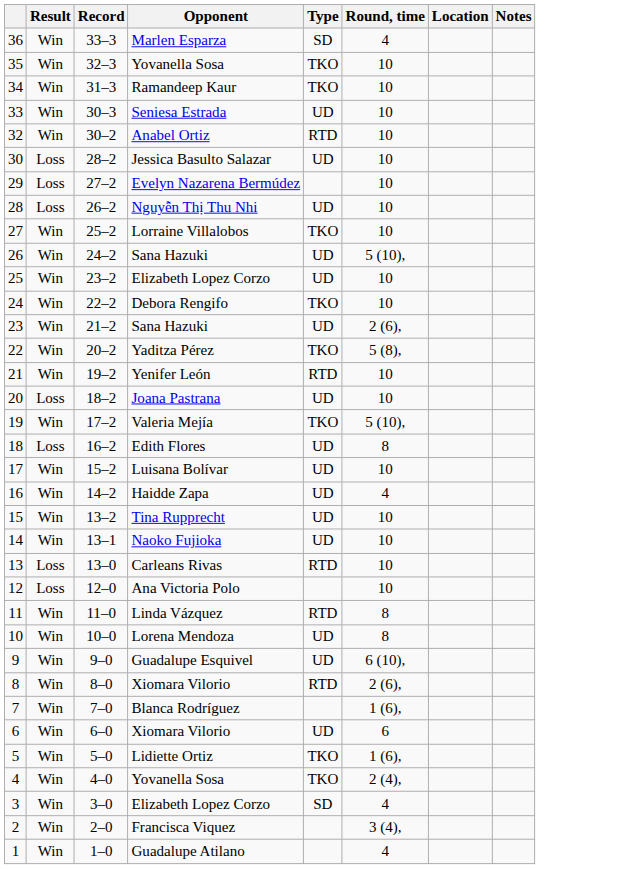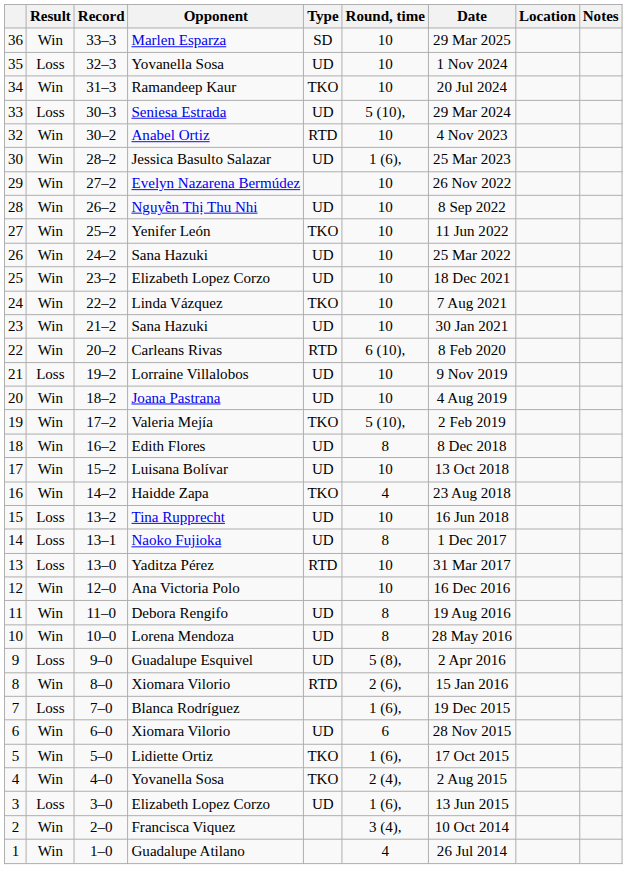+ column: (472, 16)
(385, 40) 4 -> (385, 40) 10
(50, 64) Win -> (50, 64) Loss
(323, 64) TKO -> (323, 64) UD
(50, 111) Win -> (50, 111) Loss
(385, 111) 10 -> (385, 111) 5 (10),
(50, 159) Loss -> (50, 159) Win
(385, 159) 10 -> (385, 159) 1 (6),
(50, 183) Loss -> (50, 183) Win
(50, 207) Loss -> (50, 207) Win
(190, 231) Lorraine Villalobos -> (171, 231) Yenifer León
(385, 254) 5 (10), -> (385, 254) 10
(180, 302) Debora Rengifo -> (177, 302) Linda Vázquez
(385, 326) 2 (6), -> (385, 326) 10
(173, 350) Yaditza Pérez -> (177, 350) Carleans Rivas
(323, 350) TKO -> (323, 350) RTD
(385, 350) 5 (8), -> (385, 350) 6 (10),
(50, 374) Win -> (50, 374) Loss
(171, 374) Yenifer León -> (190, 374) Lorraine Villalobos
(323, 374) RTD -> (323, 374) UD
(50, 398) Loss -> (50, 398) Win
(50, 445) Loss -> (50, 445) Win
(323, 493) UD -> (323, 493) TKO
(50, 517) Win -> (50, 517) Loss
(50, 541) Win -> (50, 541) Loss
(385, 541) 10 -> (385, 541) 8
(177, 565) Carleans Rivas -> (173, 565) Yaditza Pérez
(50, 588) Loss -> (50, 588) Win
(177, 612) Linda Vázquez -> (180, 612) Debora Rengifo
(323, 612) RTD -> (323, 612) UD
(50, 660) Win -> (50, 660) Loss
(385, 660) 6 (10), -> (385, 660) 5 (8),
(50, 708) Win -> (50, 708) Loss
(50, 803) Win -> (50, 803) Loss
(323, 803) SD -> (323, 803) UD
(385, 803) 4 -> (385, 803) 1 (6),
